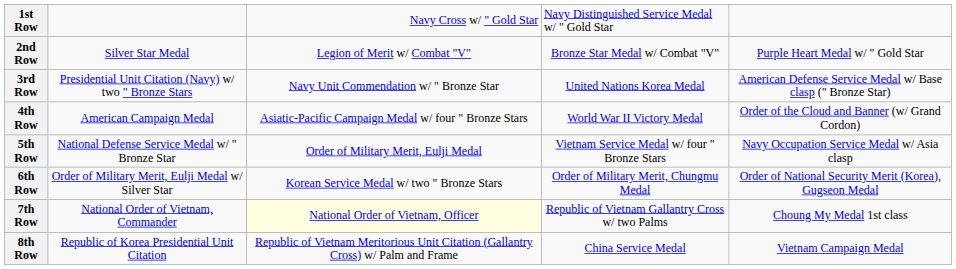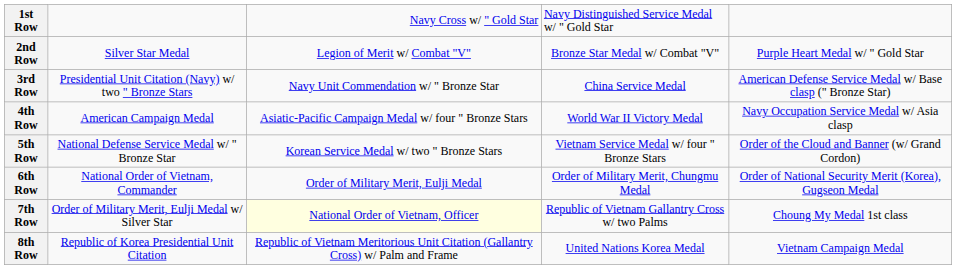(635, 85) United Nations Korea Medal -> (635, 85) China Service Medal
(840, 118) Order of the Cloud and Banner (w/ Grand Cordon) -> (840, 118) Navy Occupation Service Medal w/ Asia clasp
(394, 150) Order of Military Merit, Eulji Medal -> (394, 150) Korean Service Medal w/ two " Bronze Stars
(840, 150) Navy Occupation Service Medal w/ Asia clasp -> (840, 150) Order of the Cloud and Banner (w/ Grand Cordon)
(147, 183) Order of Military Merit, Eulji Medal w/ Silver Star -> (147, 183) National Order of Vietnam, Commander
(394, 183) Korean Service Medal w/ two " Bronze Stars -> (394, 183) Order of Military Merit, Eulji Medal
(147, 215) National Order of Vietnam, Commander -> (147, 215) Order of Military Merit, Eulji Medal w/ Silver Star
(635, 248) China Service Medal -> (635, 248) United Nations Korea Medal
